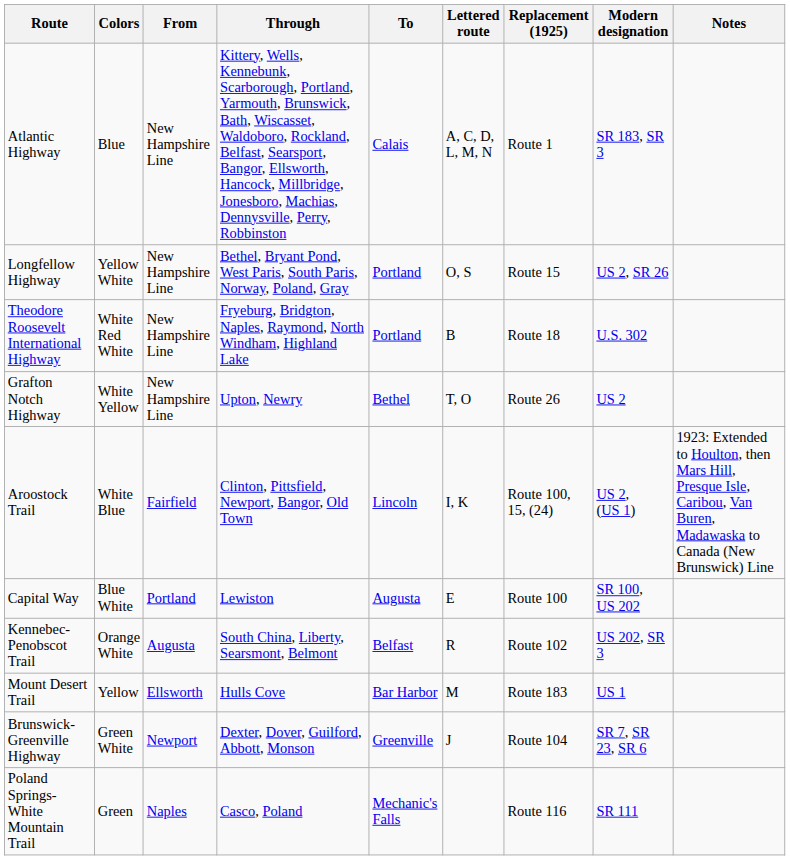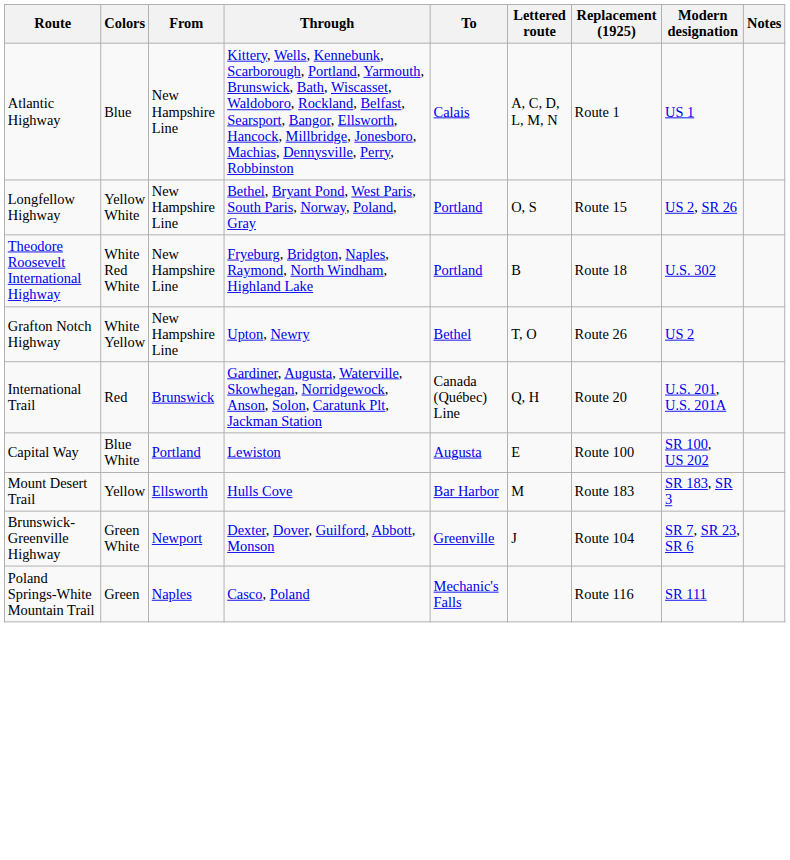(630, 144) SR 183, SR 3 -> (680, 111) US 1
+ row: (45, 397)
- row: (38, 502)
- row: (39, 645)
(611, 692) US 1 -> (699, 491) SR 183, SR 3
